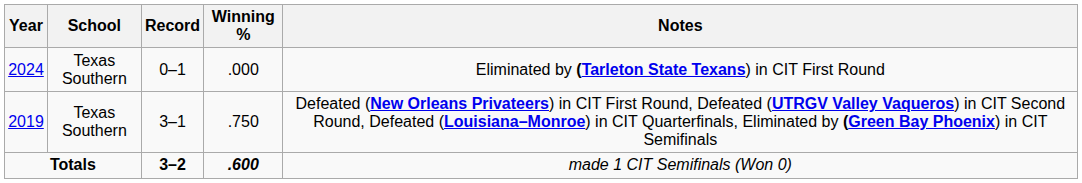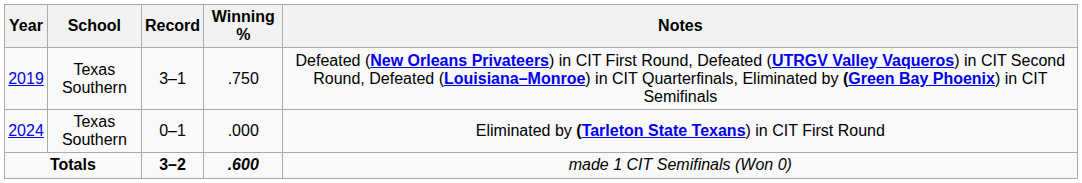rows swapped: (26, 121) <-> (26, 69)
